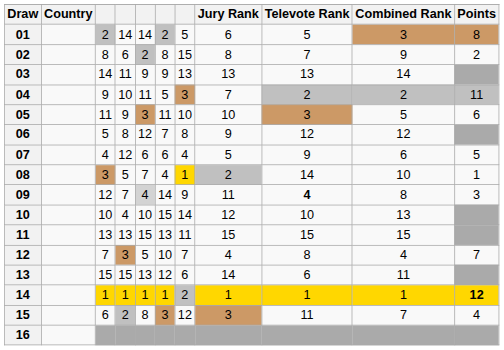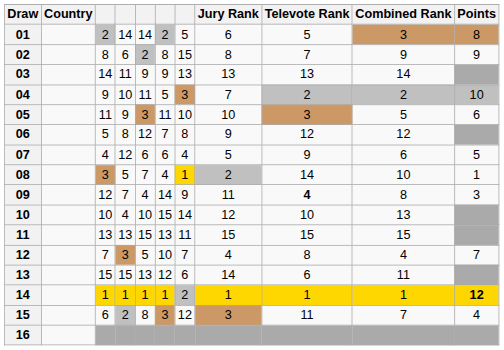(477, 54) 2 -> (477, 54) 9
(477, 94) 11 -> (477, 94) 10
(145, 194) lightgrey background -> (145, 194) no background
